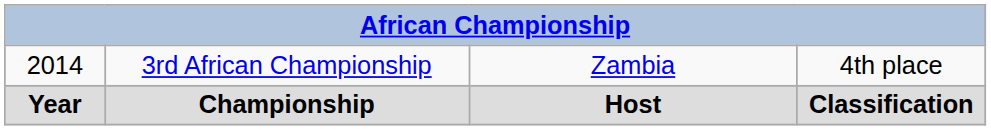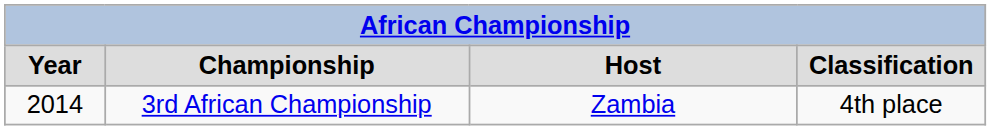rows swapped: (55, 105) <-> (55, 65)
